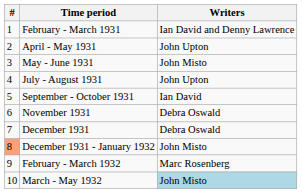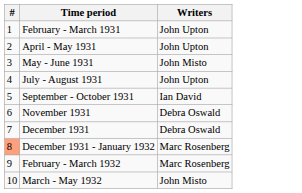(227, 29) Ian David and Denny Lawrence -> (184, 29) John Upton
(183, 146) John Misto -> (195, 146) Marc Rosenberg
(183, 180) lightblue background -> (183, 180) no background
